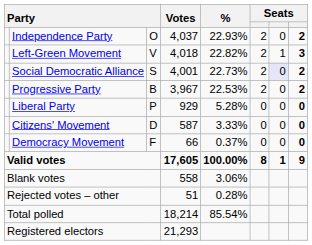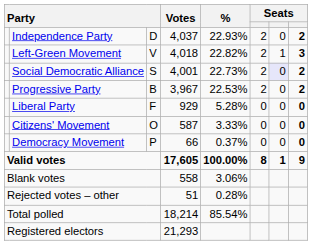(154, 36) O -> (153, 36) D
(153, 107) P -> (153, 107) F
(153, 125) D -> (154, 125) O
(153, 142) F -> (153, 142) P
